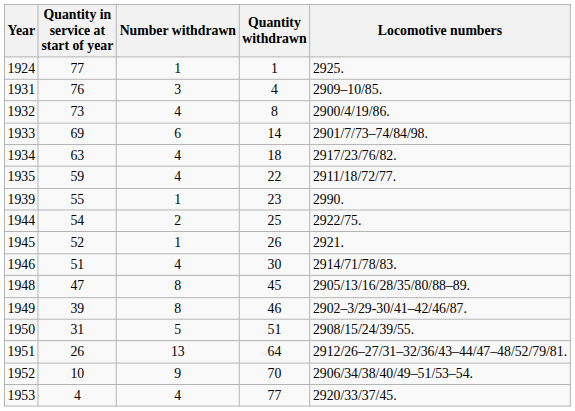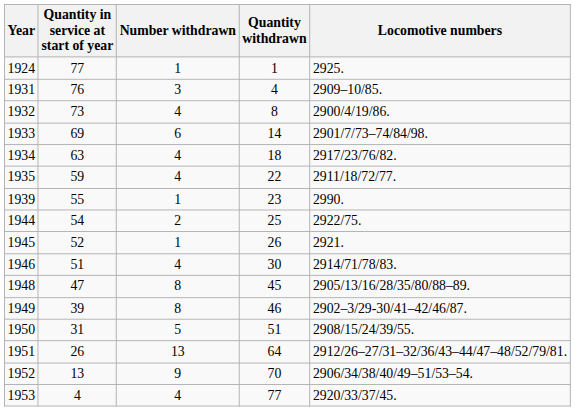(77, 373) 10 -> (77, 373) 13
